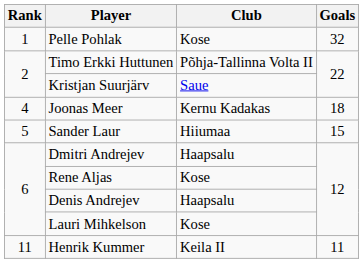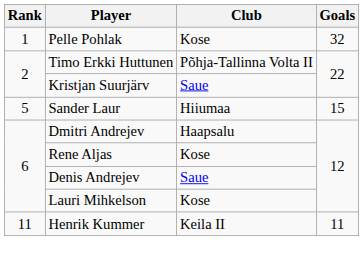- row: (86, 108)
(207, 200) Haapsalu -> (194, 177) Saue
